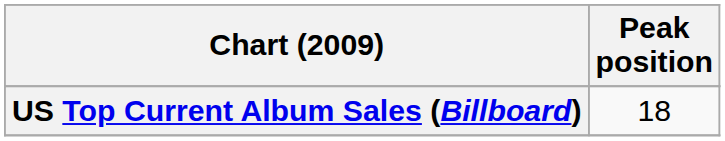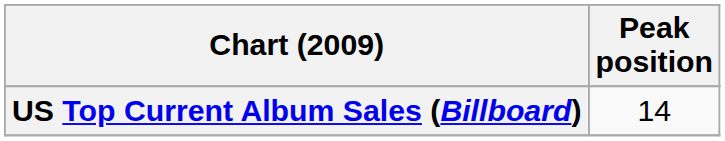(654, 110) 18 -> (654, 110) 14
